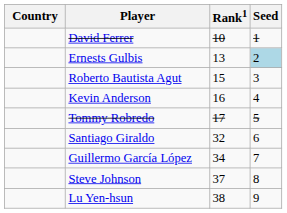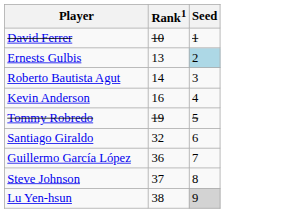- column: (35, 16)
(219, 78) 15 -> (158, 78) 14
(219, 118) 17 -> (158, 118) 19
(219, 158) 34 -> (158, 158) 36
(256, 198) no background -> (195, 198) lightgrey background
